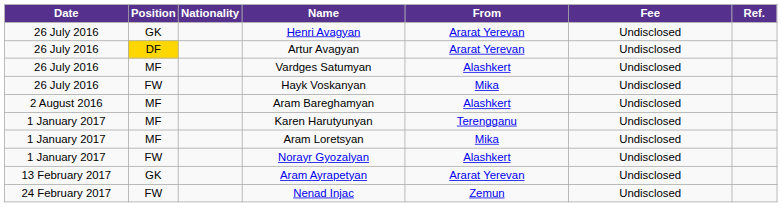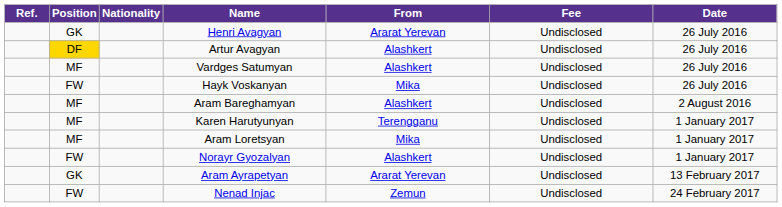columns swapped: (66, 14) <-> (754, 14)
(487, 50) Ararat Yerevan -> (408, 50) Alashkert
